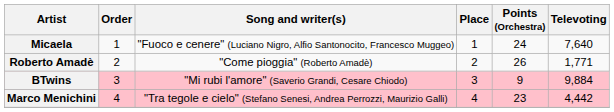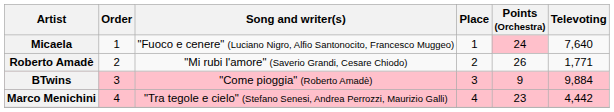(520, 44) no background -> (520, 44) pink background
(296, 62) "Come pioggia" (Roberto Amadè) -> (296, 62) "Mi rubi l'amore" (Saverio Grandi, Cesare Chiodo)
(296, 80) "Mi rubi l'amore" (Saverio Grandi, Cesare Chiodo) -> (296, 80) "Come pioggia" (Roberto Amadè)
